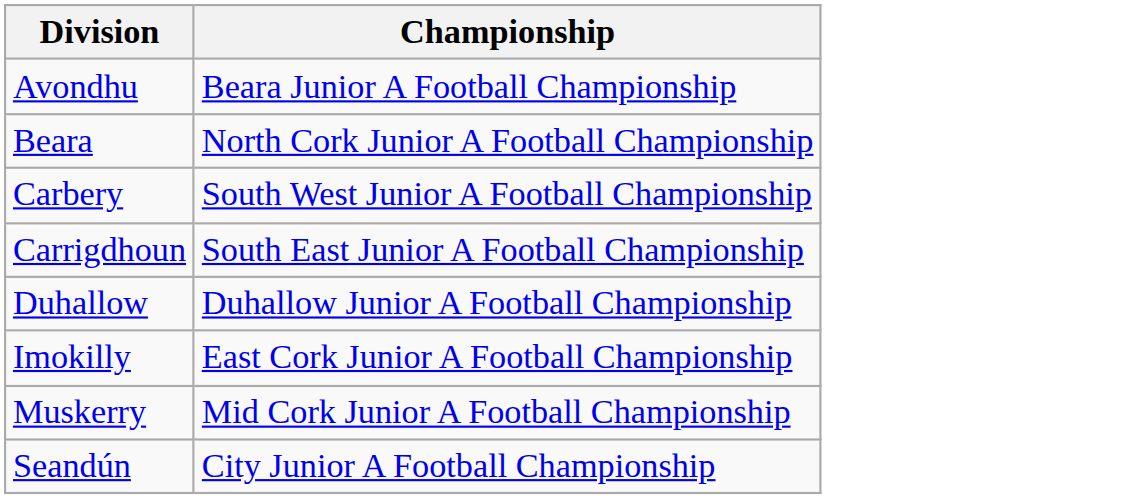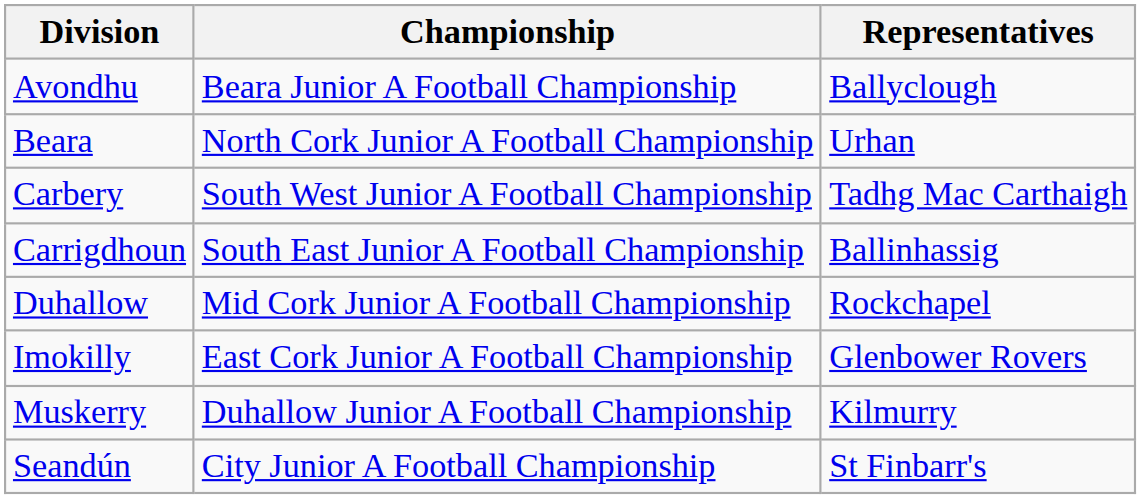+ column: (978, 31)
(497, 303) Duhallow Junior A Football Championship -> (496, 303) Mid Cork Junior A Football Championship
(496, 411) Mid Cork Junior A Football Championship -> (497, 411) Duhallow Junior A Football Championship
